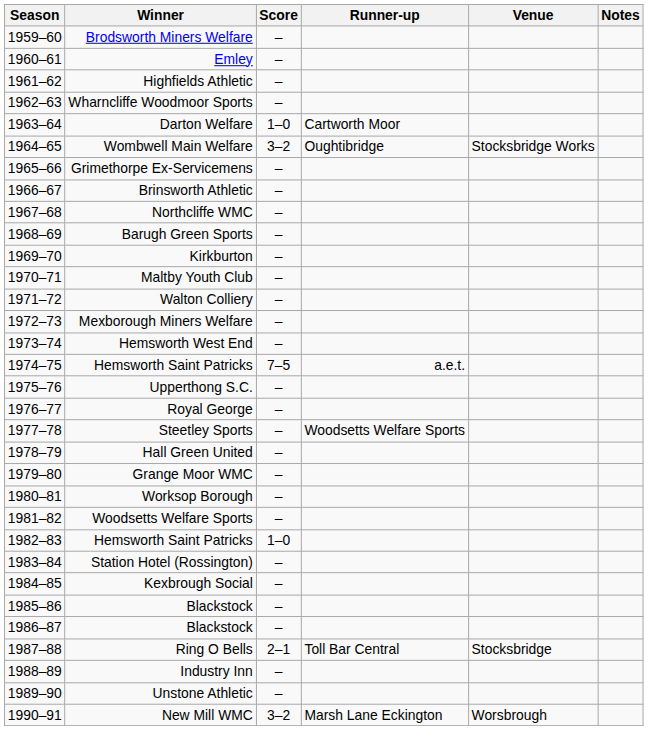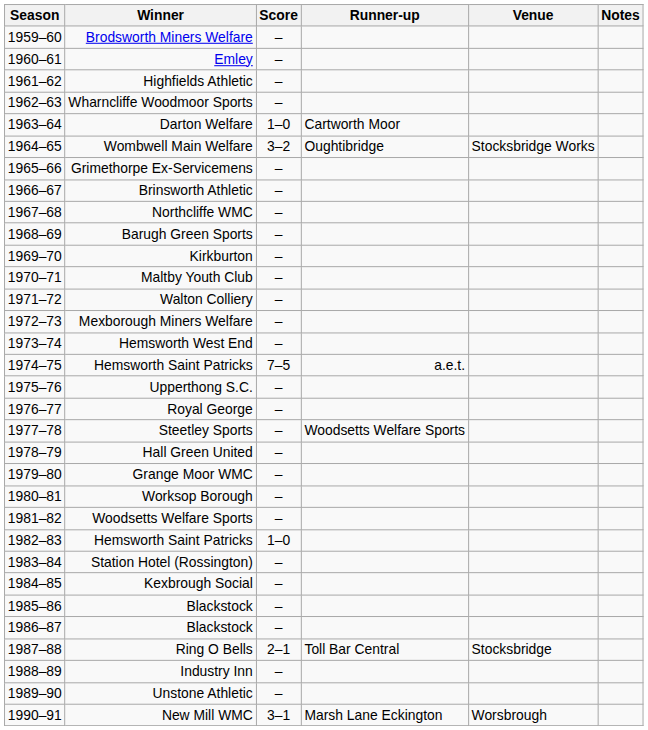(279, 715) 3–2 -> (279, 715) 3–1
